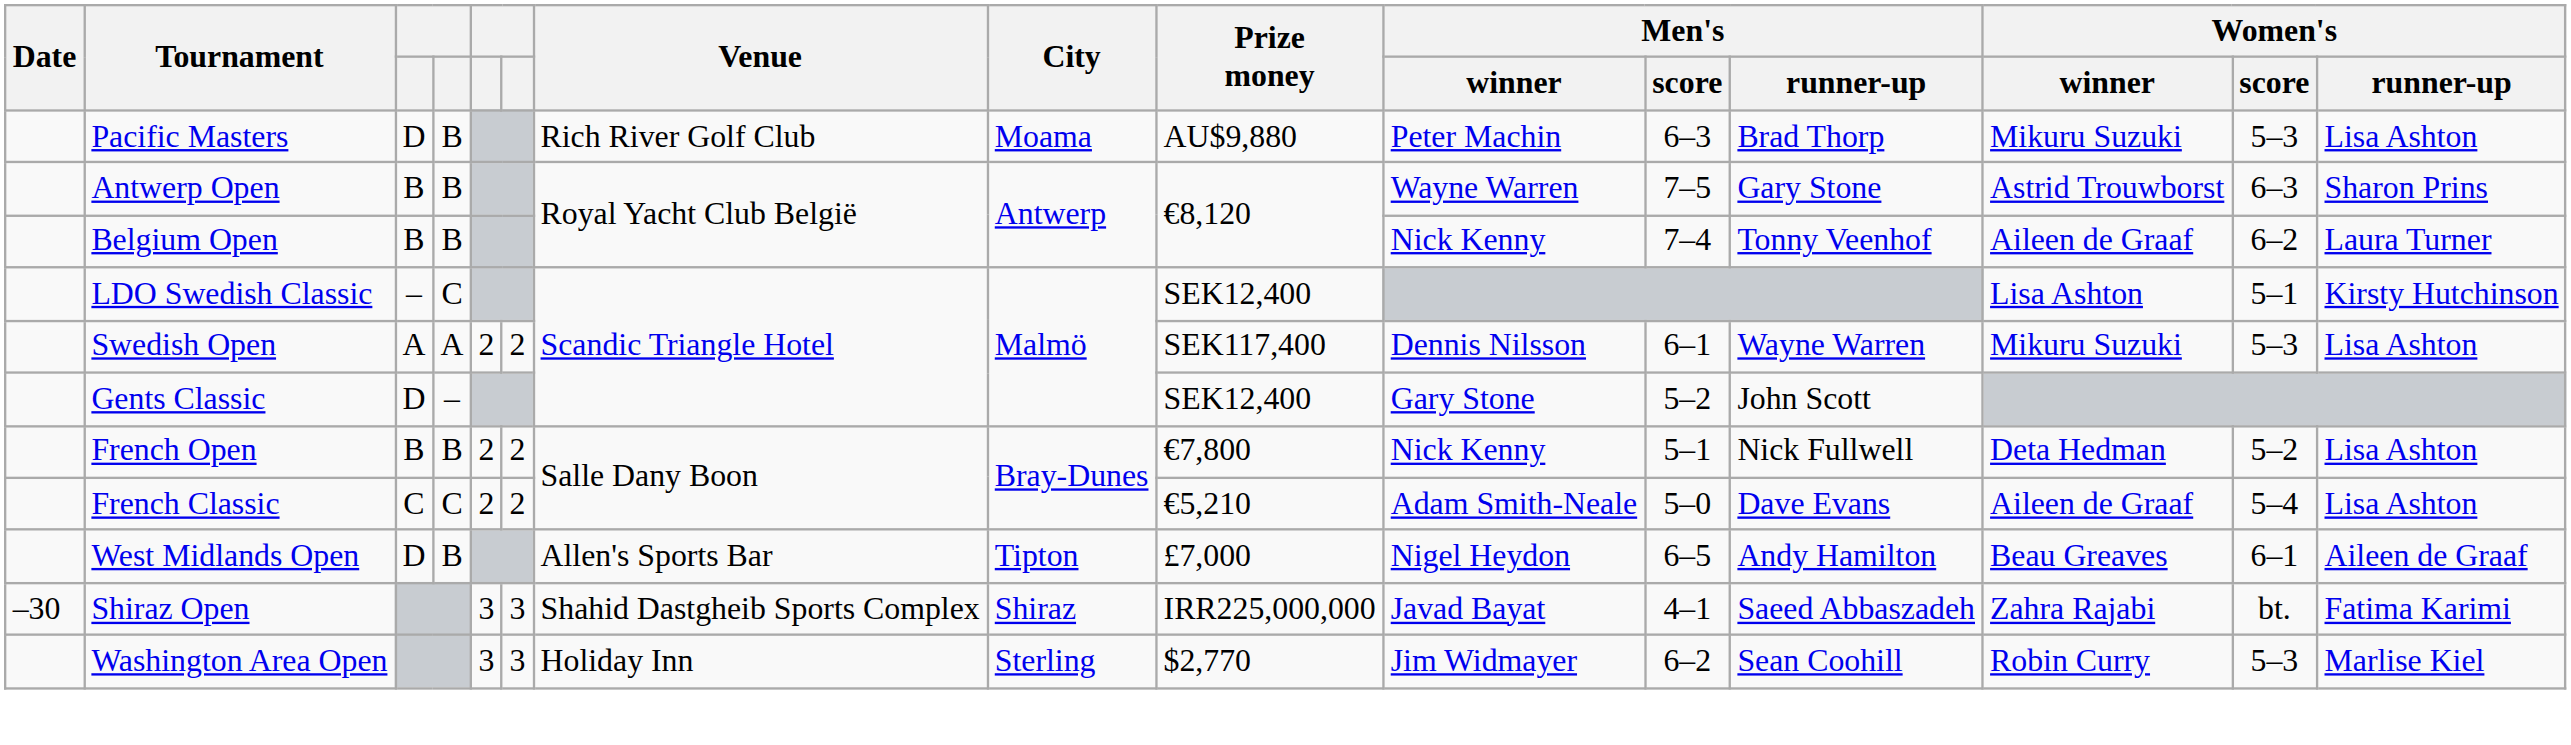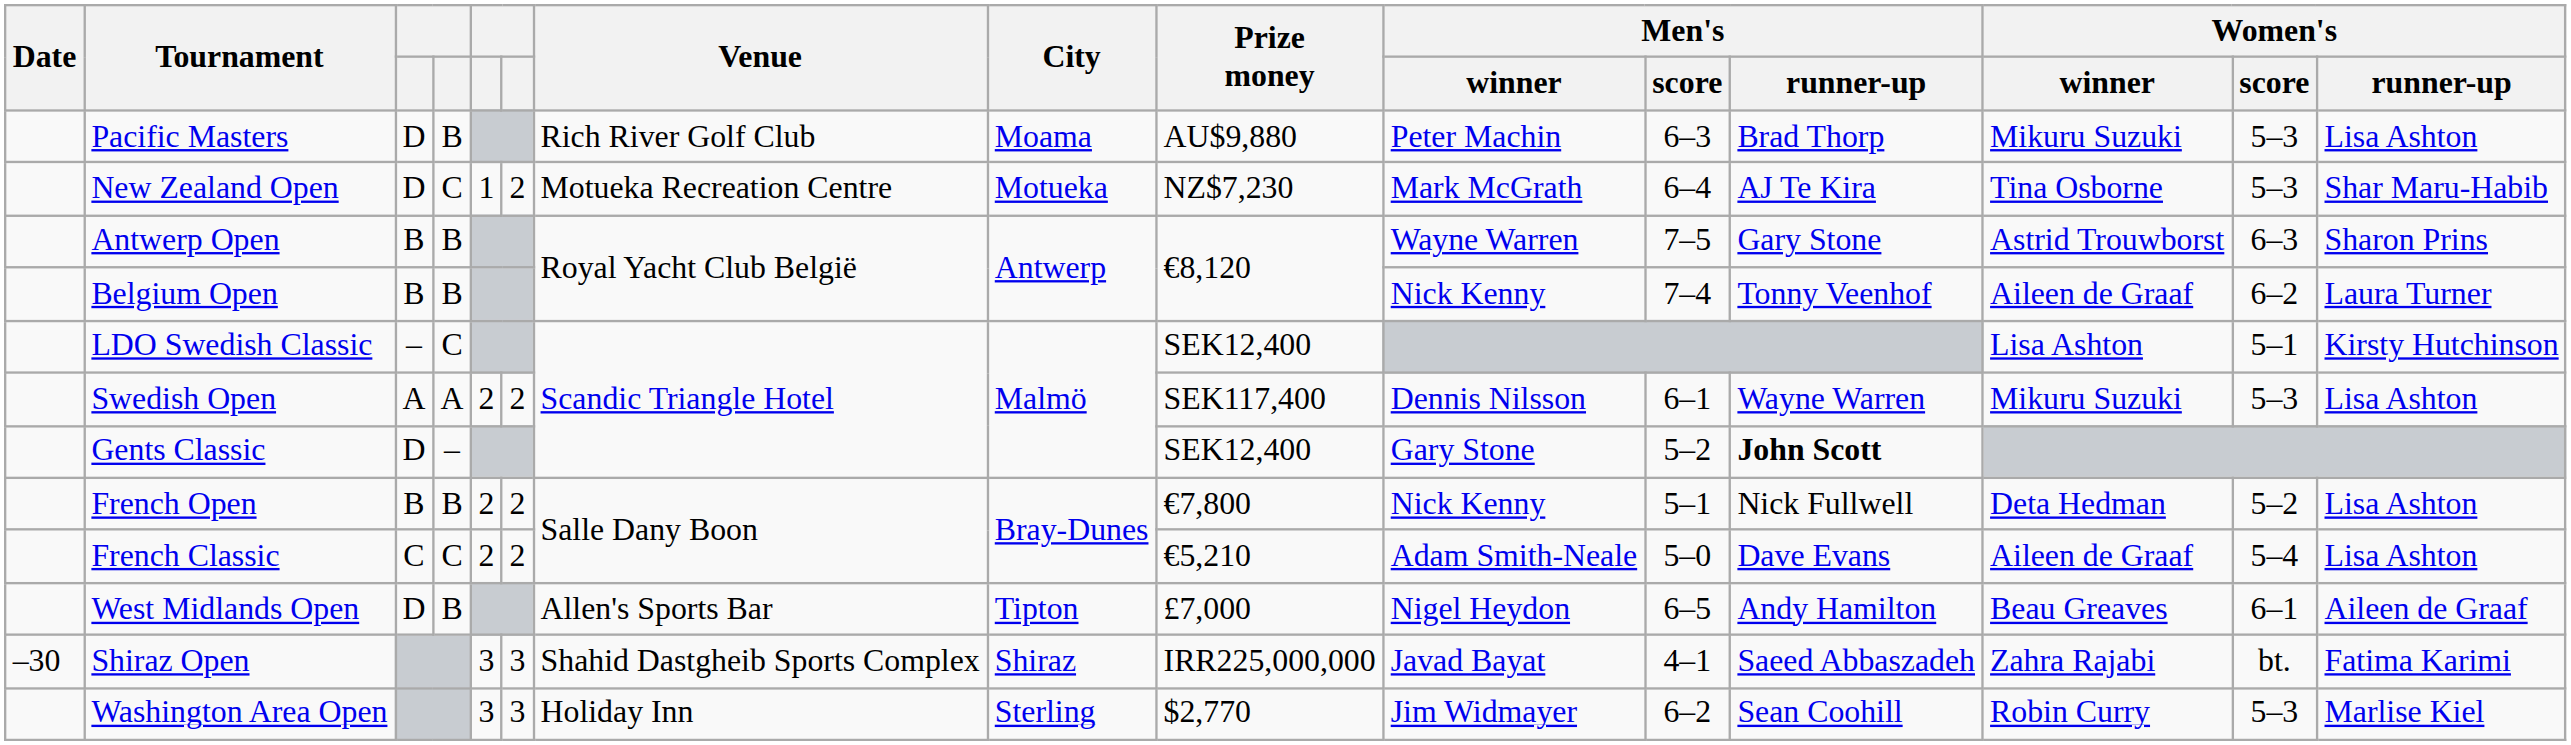+ row: (215, 187)
(1804, 397) normal -> (1809, 450) bold
